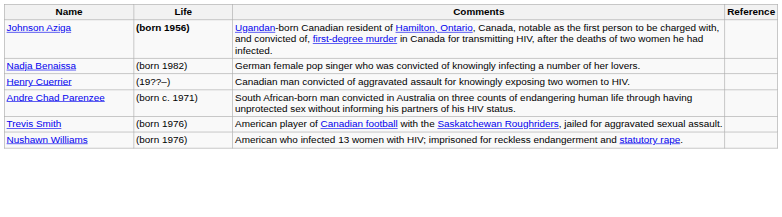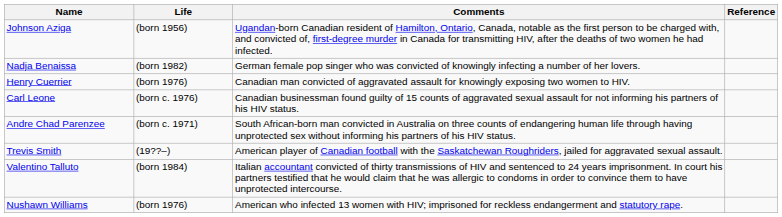(163, 28) bold -> (162, 28) normal
(153, 81) (19??–) -> (162, 81) (born 1976)
+ row: (31, 97)
(162, 124) (born 1976) -> (153, 151) (19??–)
+ row: (43, 167)
